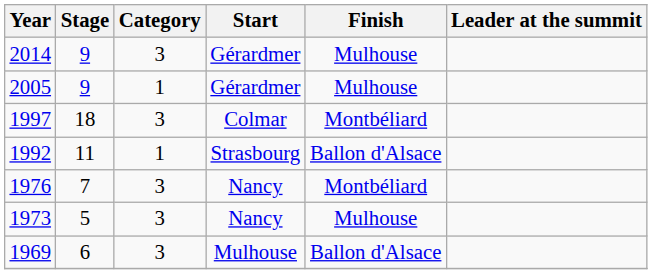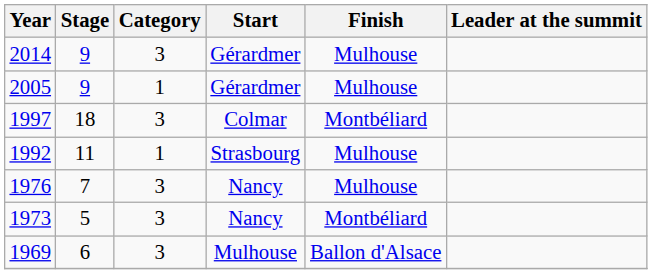(376, 152) Ballon d'Alsace -> (376, 152) Mulhouse
(376, 185) Montbéliard -> (376, 185) Mulhouse
(376, 218) Mulhouse -> (376, 218) Montbéliard
